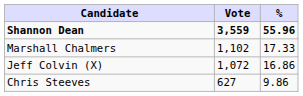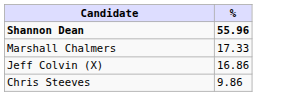- column: (238, 13)
